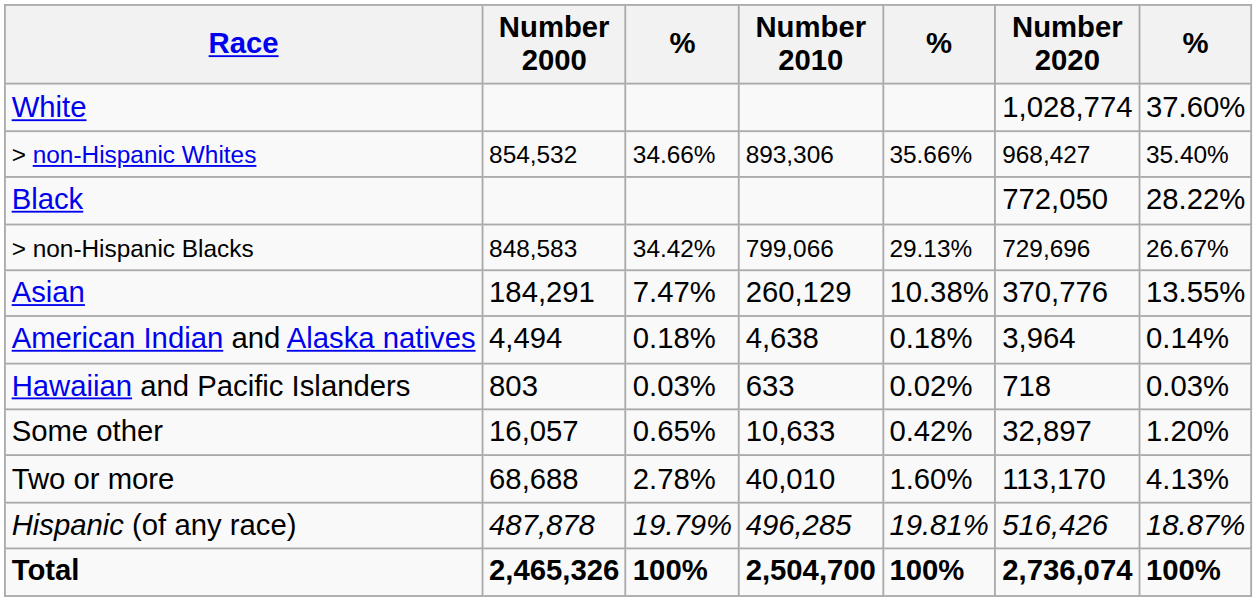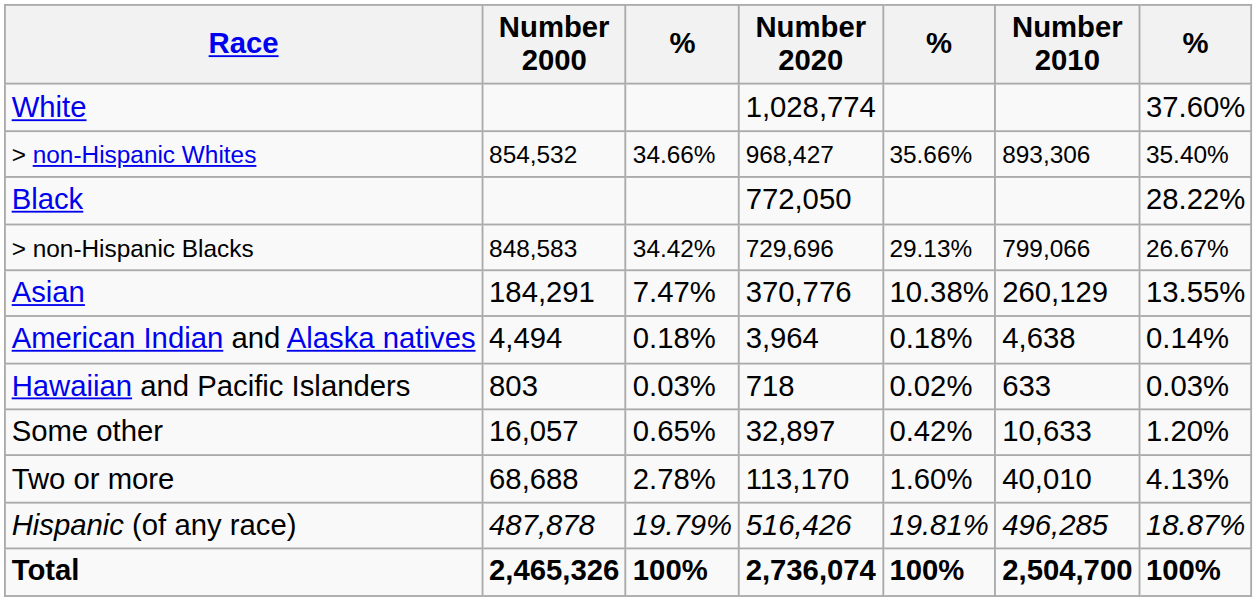columns swapped: (811, 44) <-> (1067, 44)
